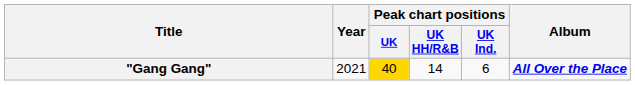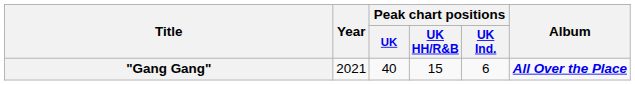(389, 69) gold background -> (389, 69) no background
(435, 69) 14 -> (435, 69) 15
